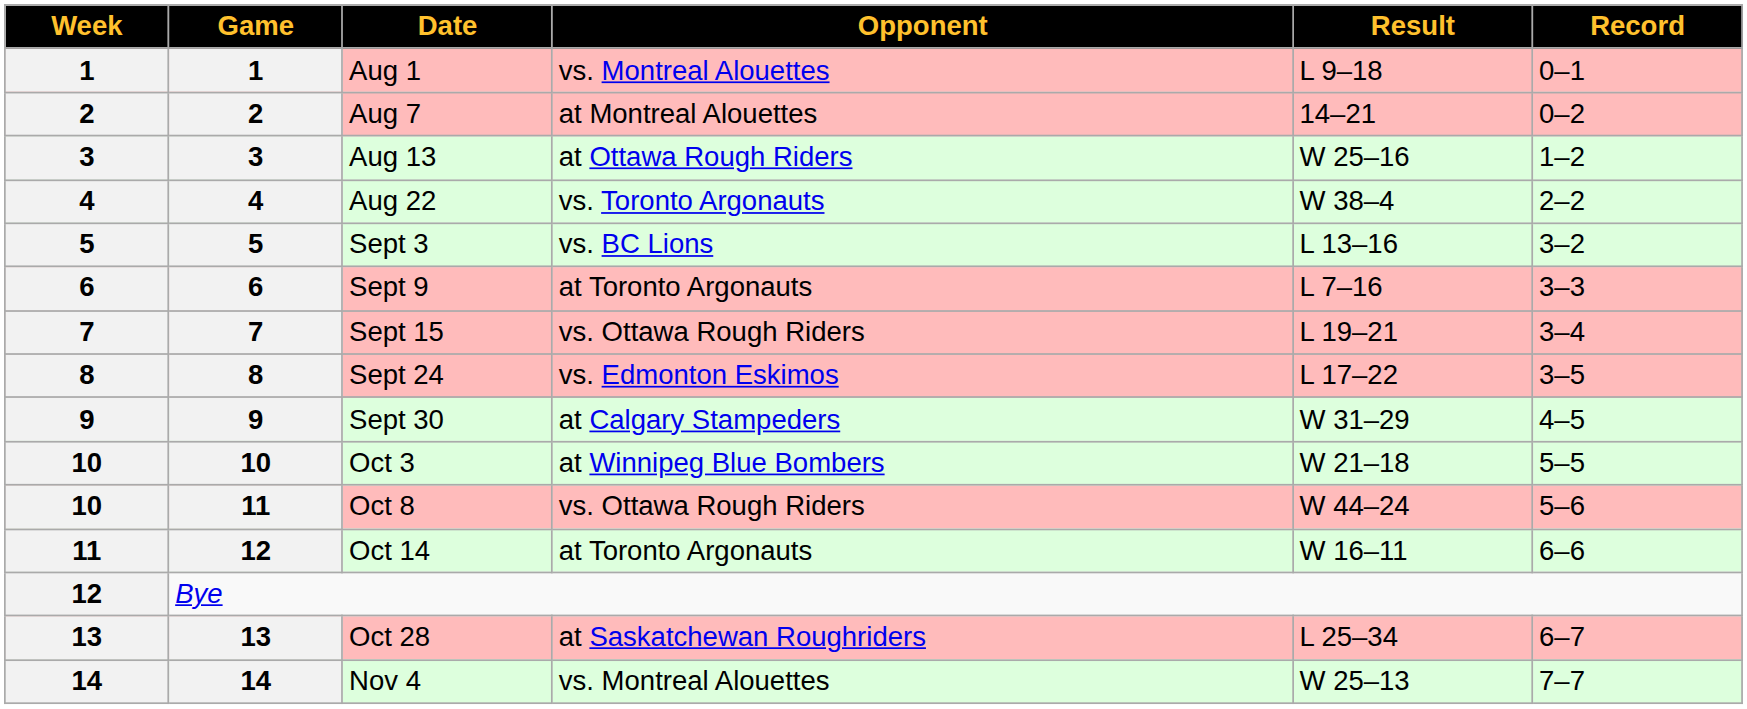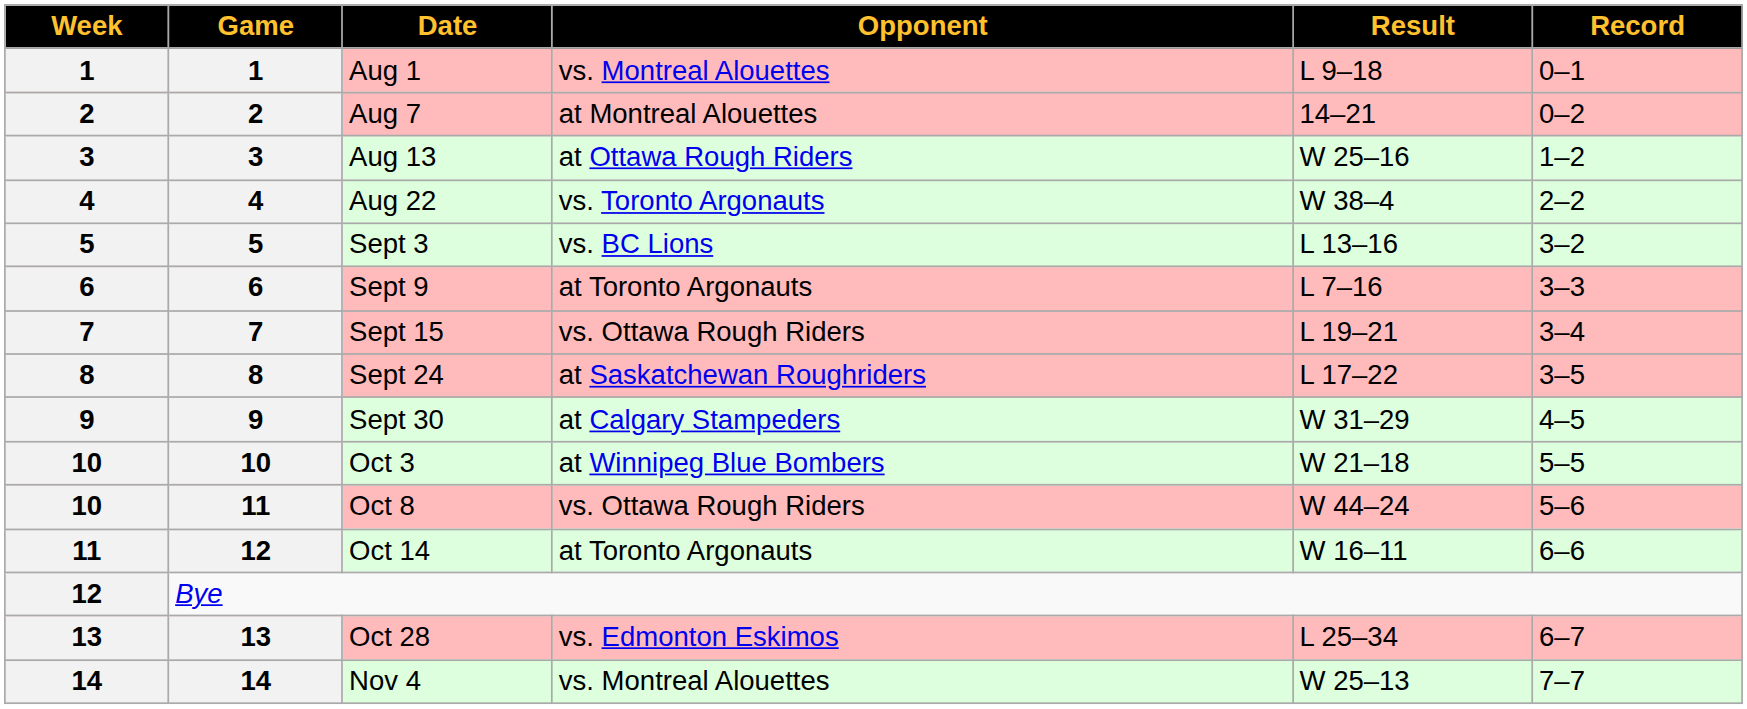(699, 375) vs. Edmonton Eskimos -> (742, 375) at Saskatchewan Roughriders
(742, 637) at Saskatchewan Roughriders -> (699, 637) vs. Edmonton Eskimos
